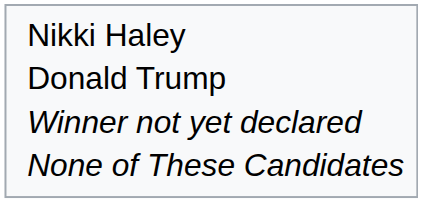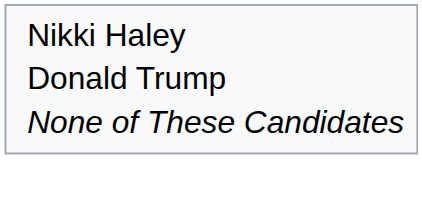- row: (194, 122)
